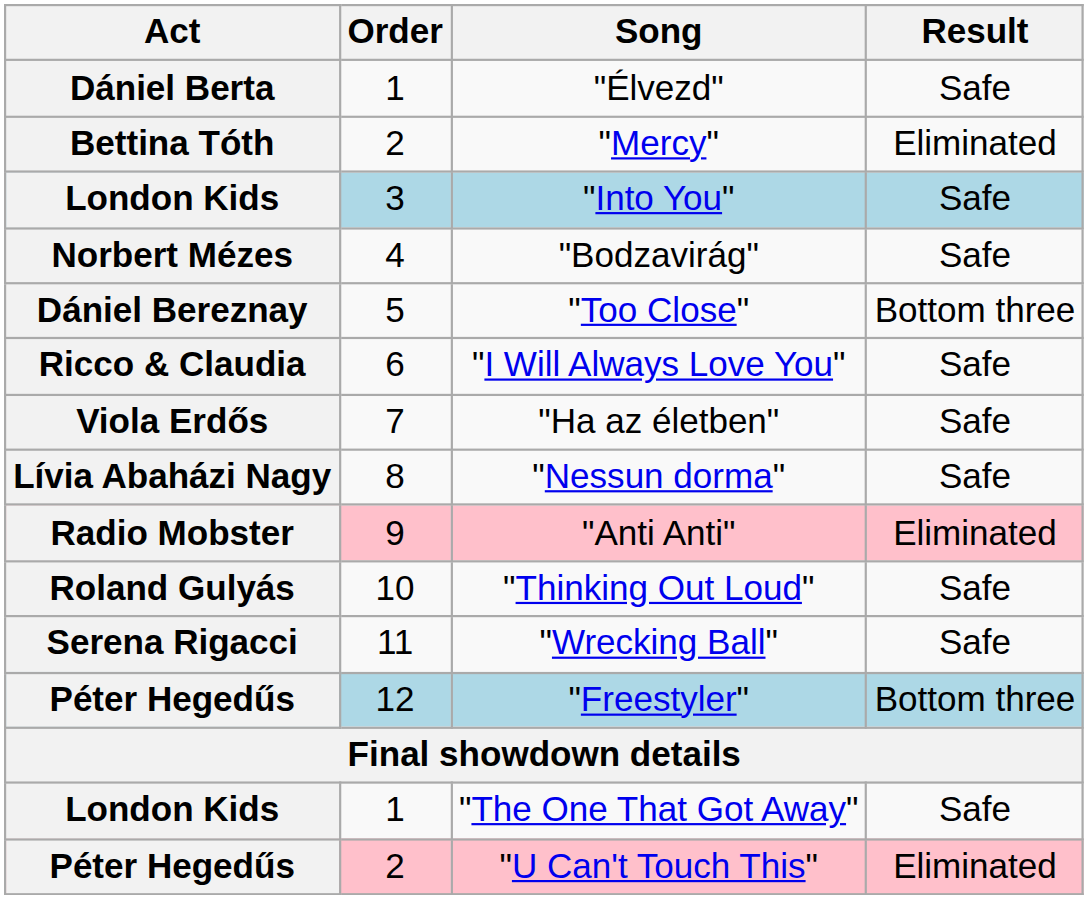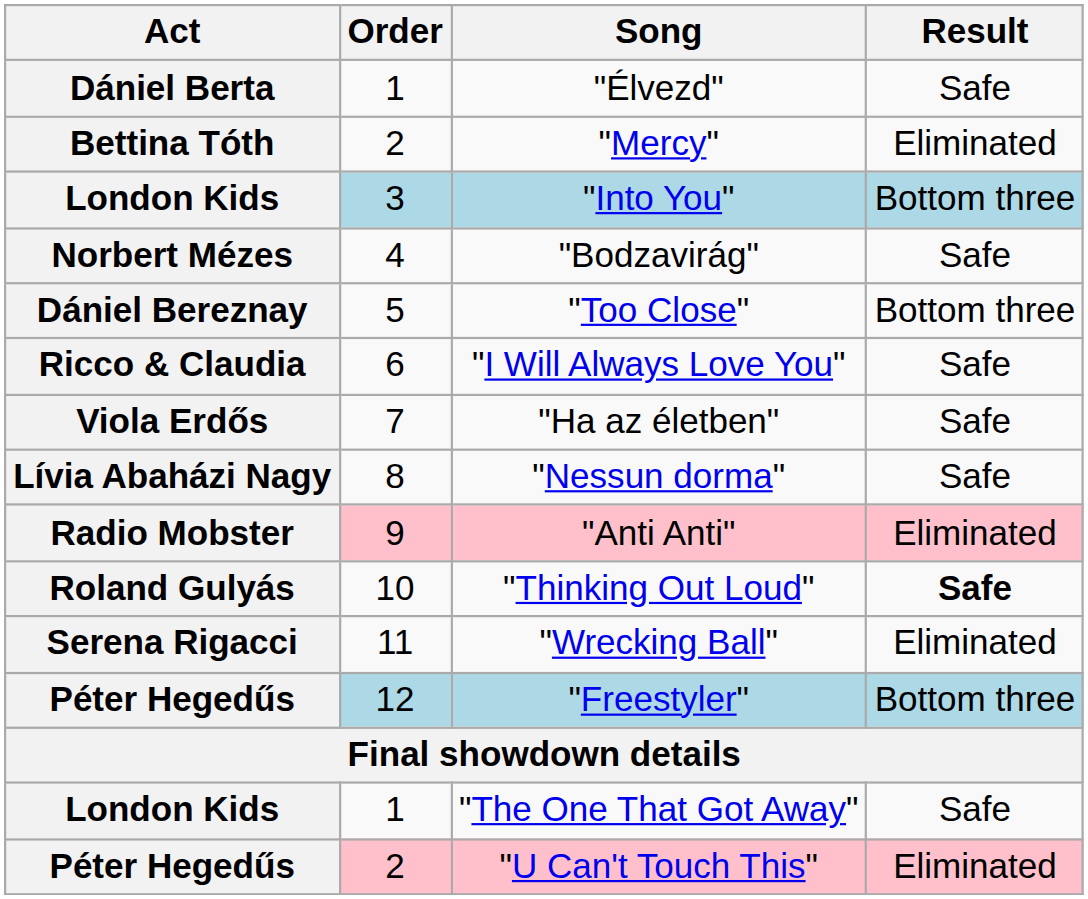(975, 198) Safe -> (975, 198) Bottom three
(975, 587) normal -> (975, 587) bold
(975, 643) Safe -> (975, 643) Eliminated
